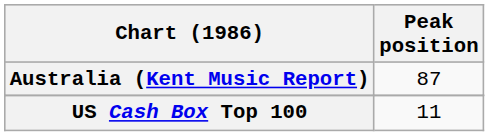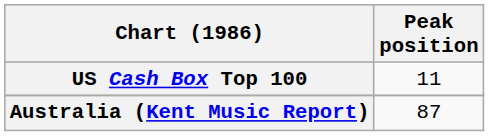rows swapped: (190, 79) <-> (190, 113)
